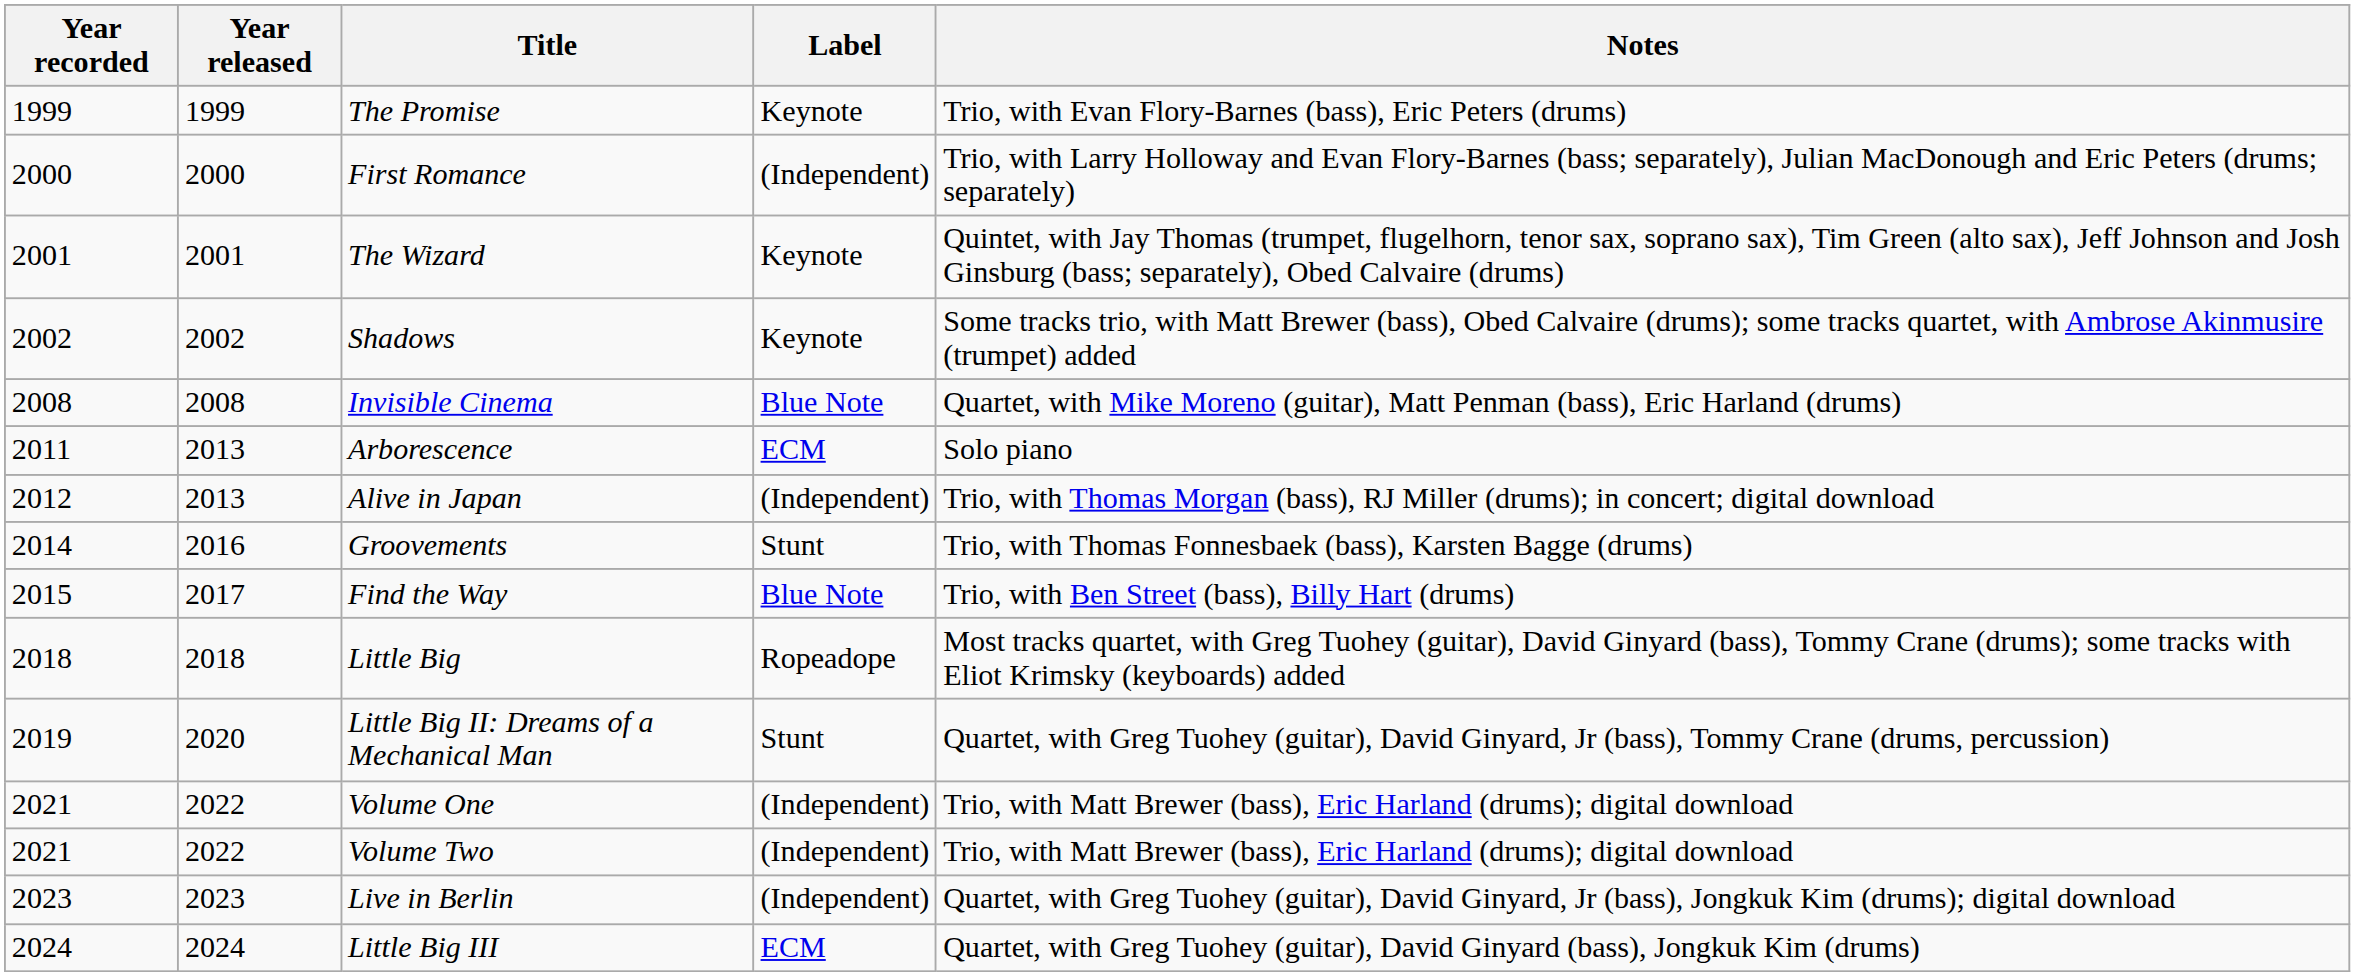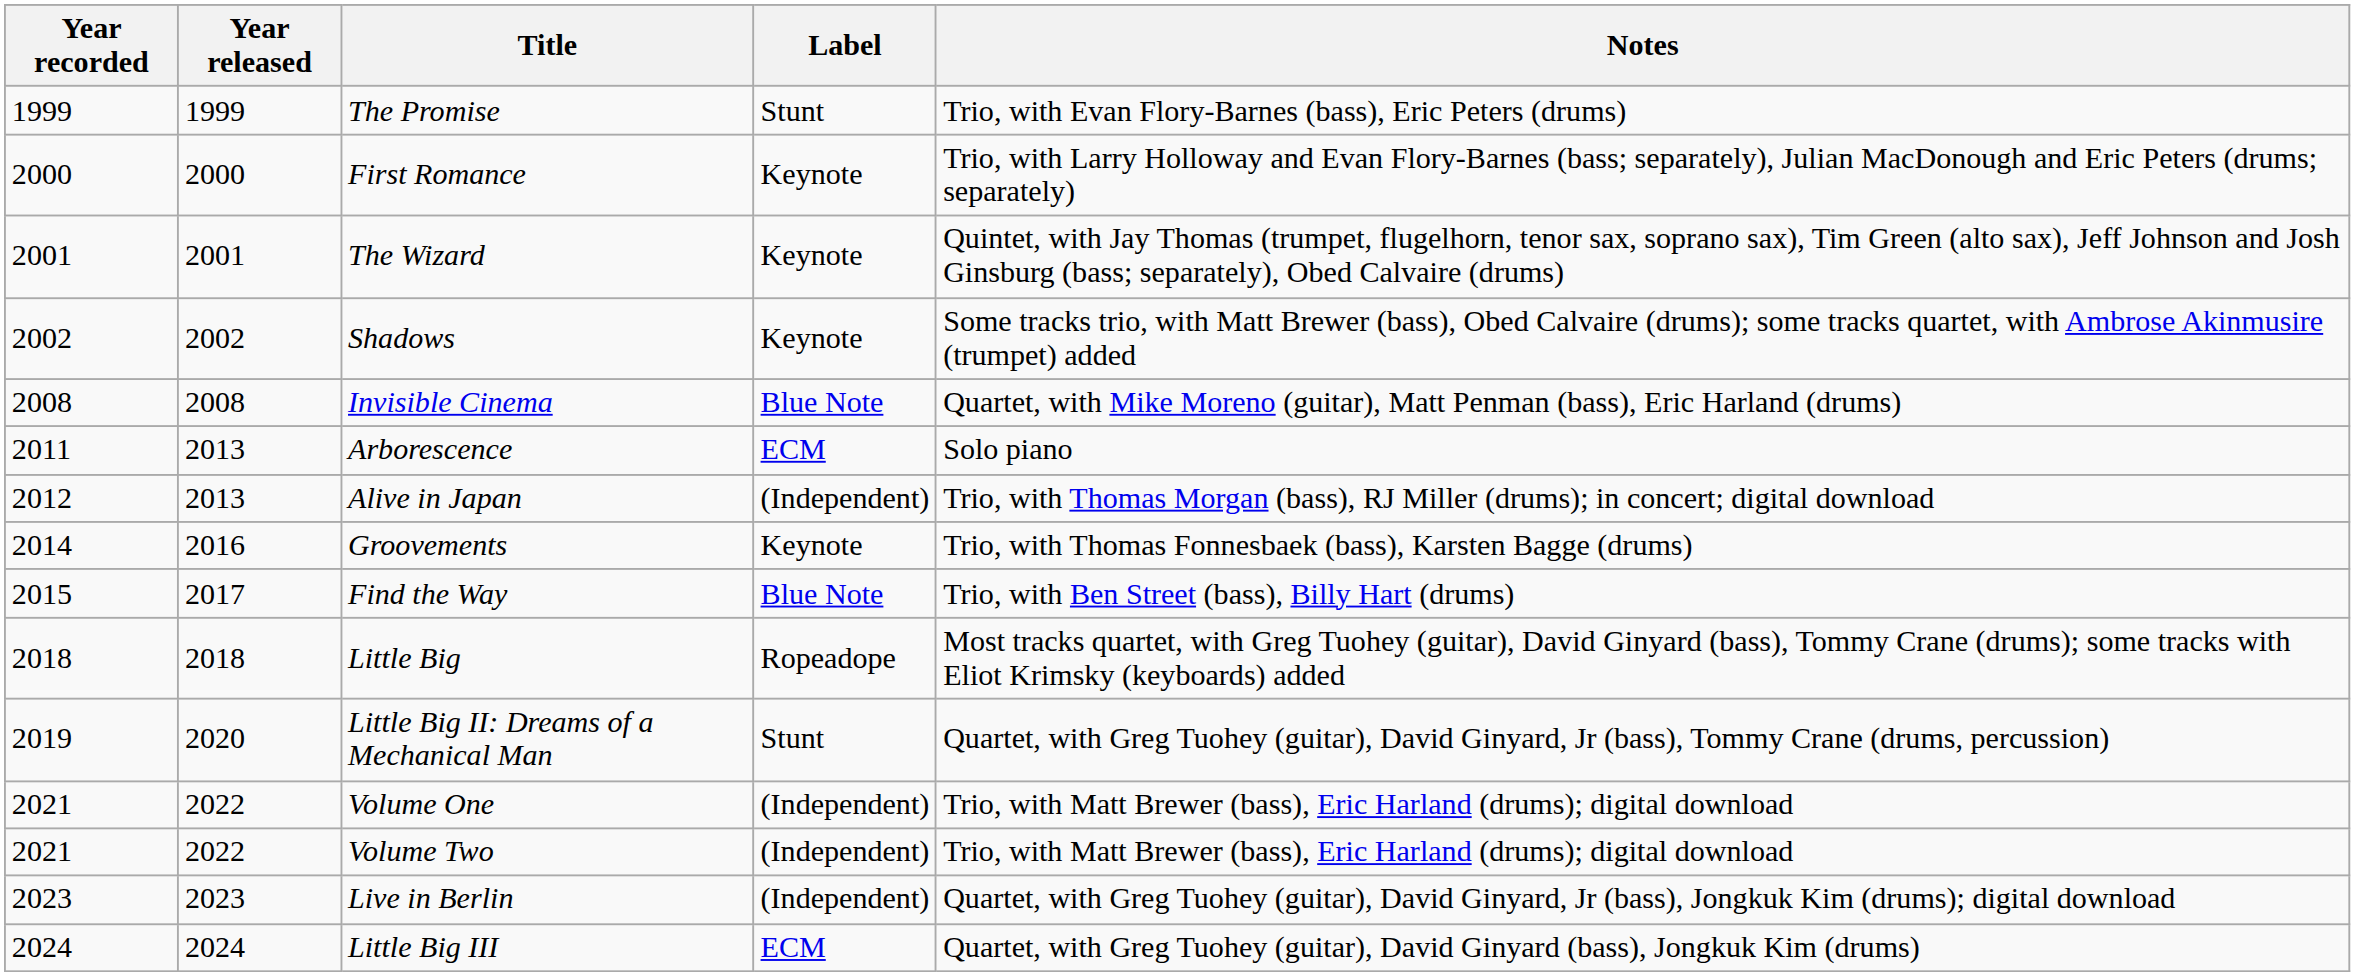(812, 109) Keynote -> (792, 109) Stunt
(845, 174) (Independent) -> (812, 174) Keynote
(792, 545) Stunt -> (812, 545) Keynote
